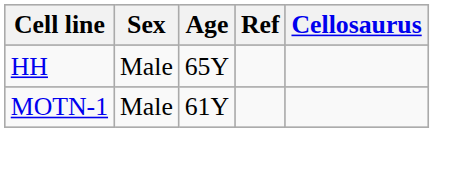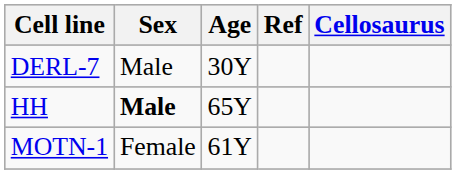+ row: (55, 65)
(146, 65) normal -> (148, 106) bold
(146, 106) Male -> (158, 147) Female
